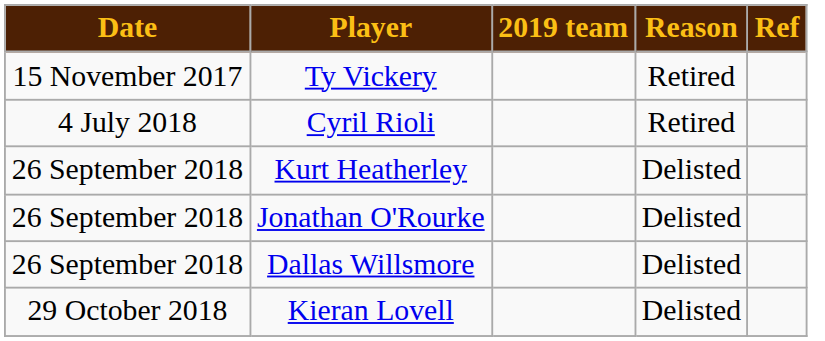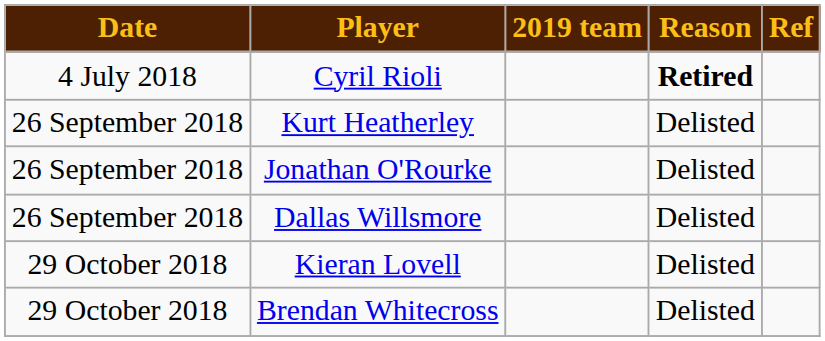- row: (371, 75)
(691, 122) normal -> (705, 75) bold
+ row: (378, 311)
